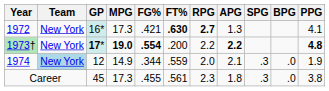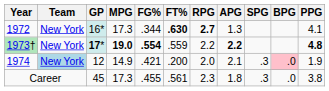(151, 29) .421 -> (151, 29) .344
(177, 45) .200 -> (177, 45) .559
(151, 62) .344 -> (151, 62) .421
(177, 62) .559 -> (177, 62) .200
(291, 62) no background -> (291, 62) pink background
